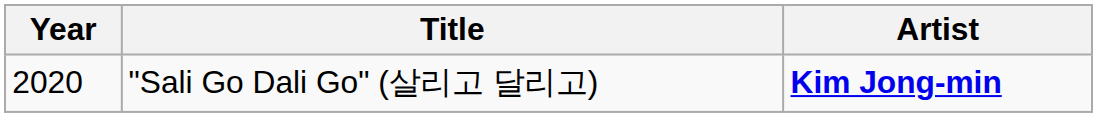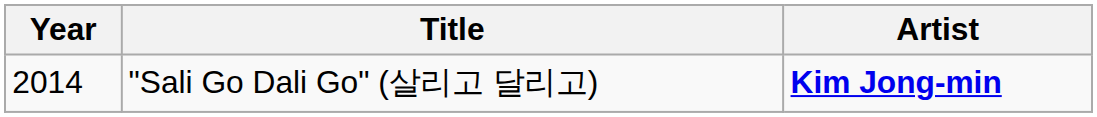(48, 82) 2020 -> (48, 82) 2014
